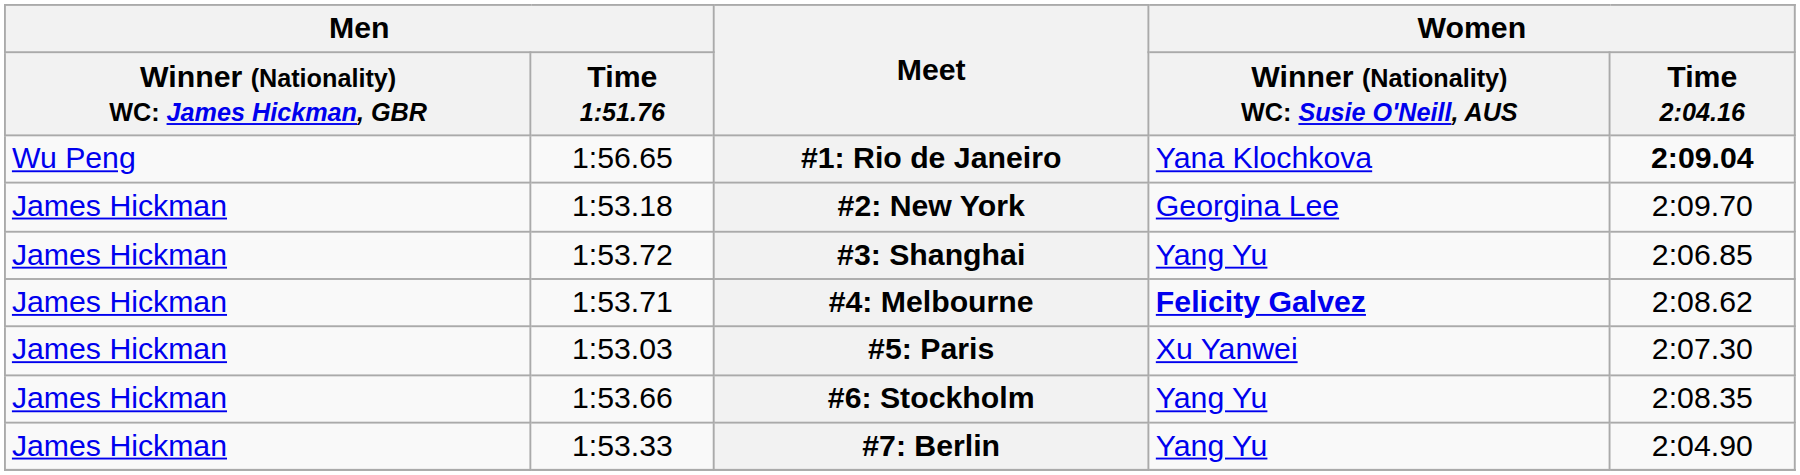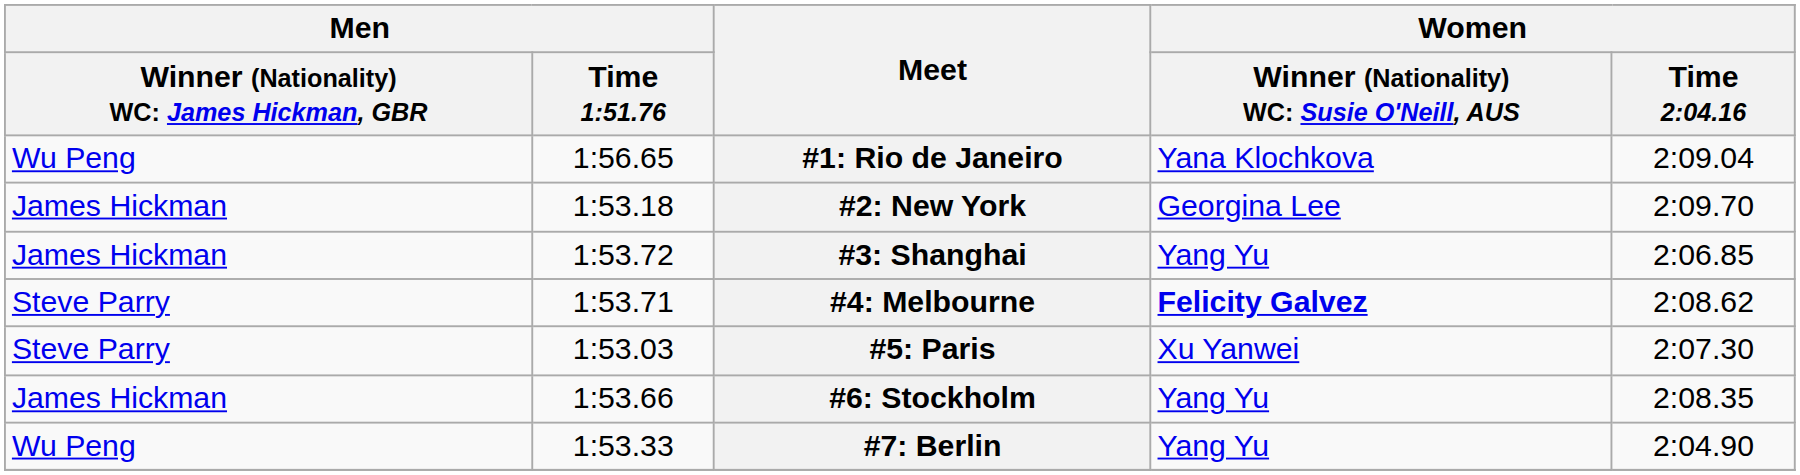(1702, 158) bold -> (1704, 158) normal
(119, 302) James Hickman -> (91, 302) Steve Parry
(119, 350) James Hickman -> (91, 350) Steve Parry
(119, 446) James Hickman -> (74, 446) Wu Peng
